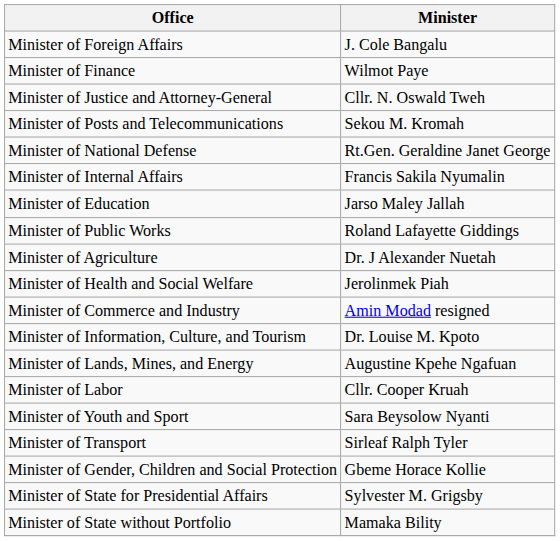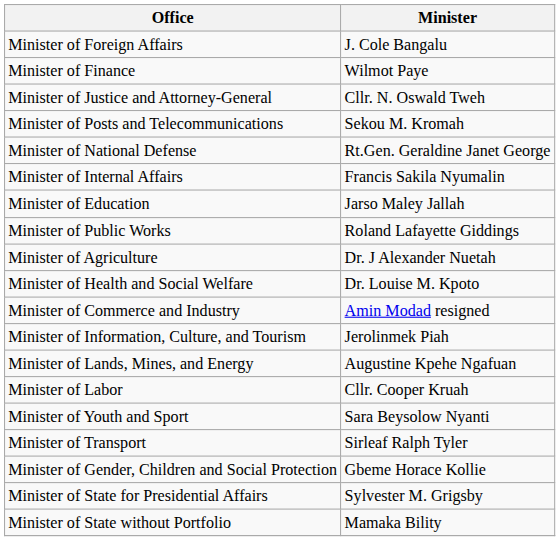(397, 283) Jerolinmek Piah -> (412, 283) Dr. Louise M. Kpoto
(412, 336) Dr. Louise M. Kpoto -> (397, 336) Jerolinmek Piah
